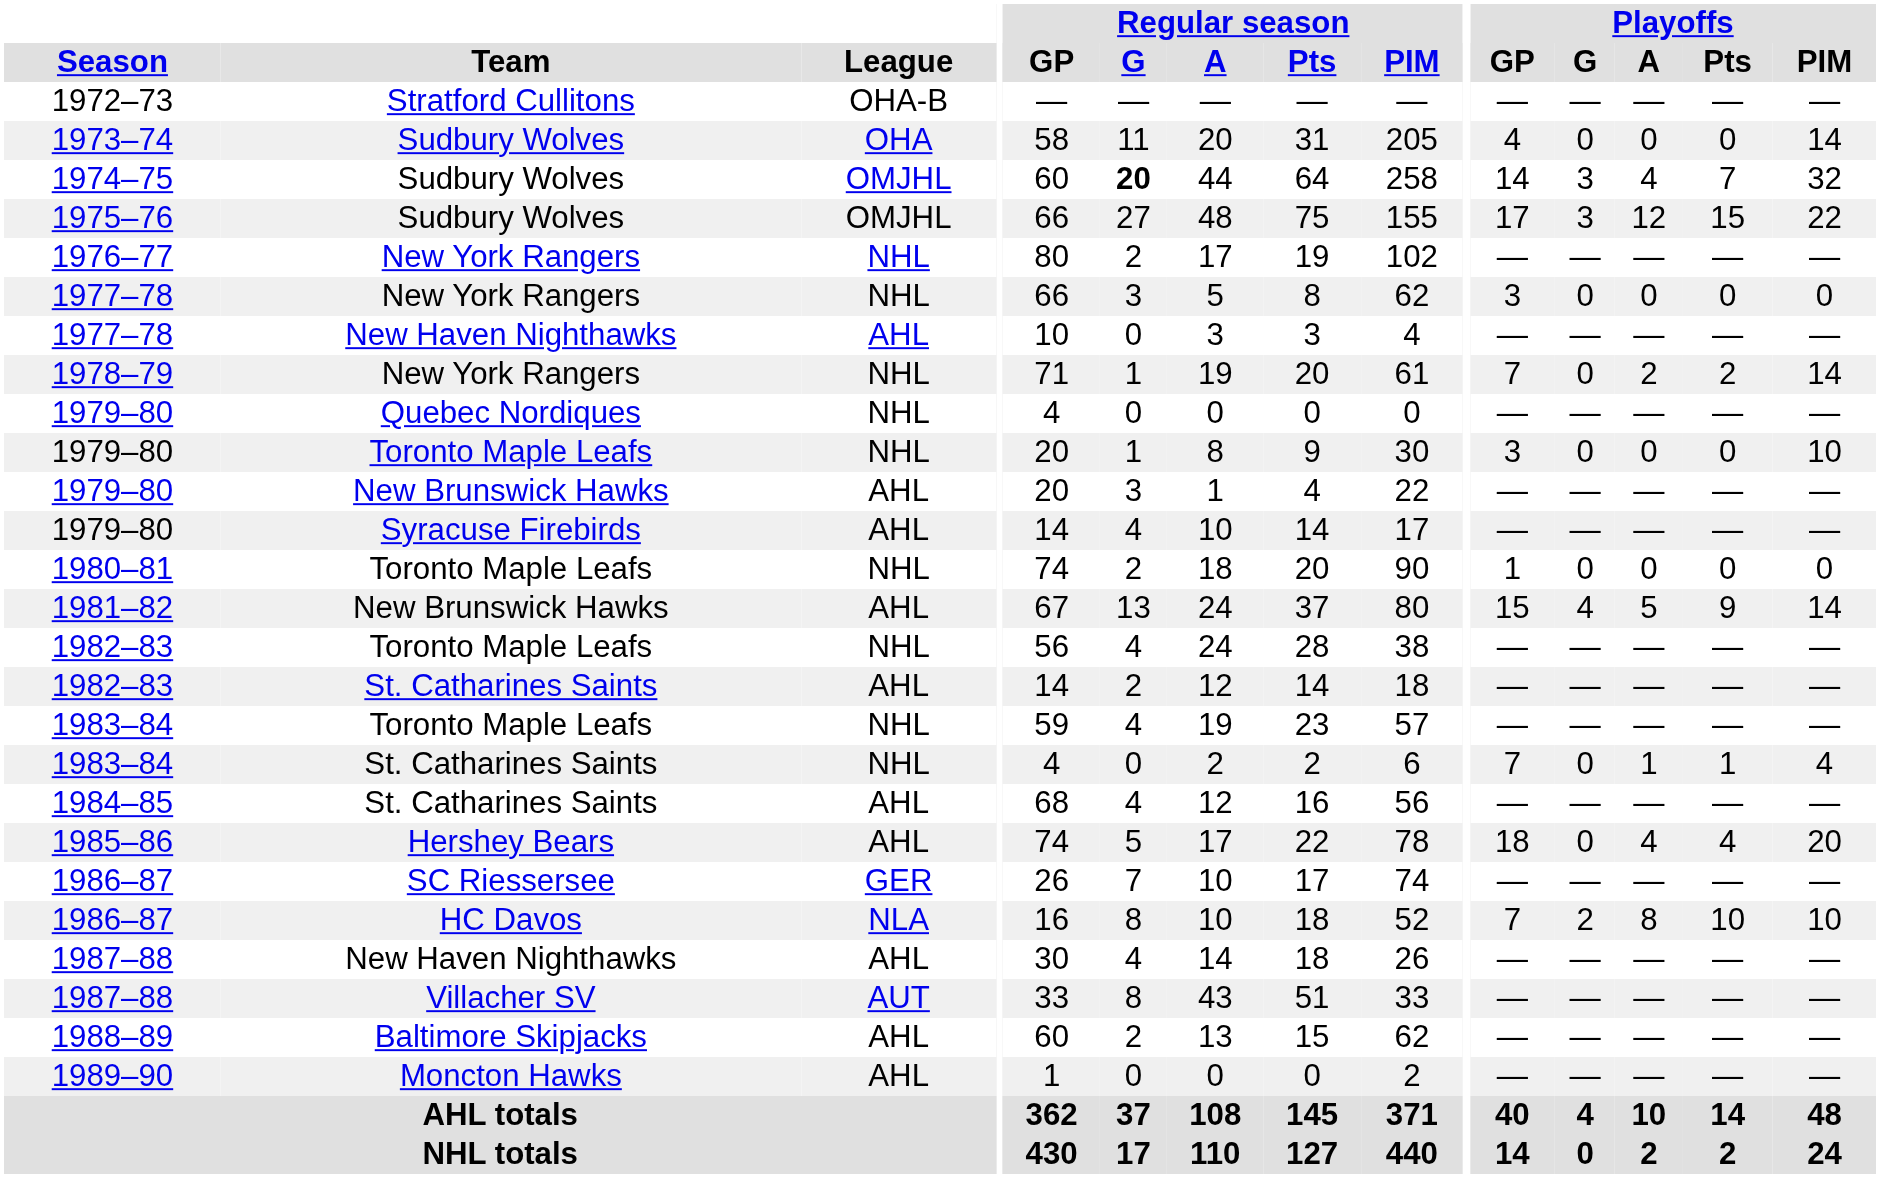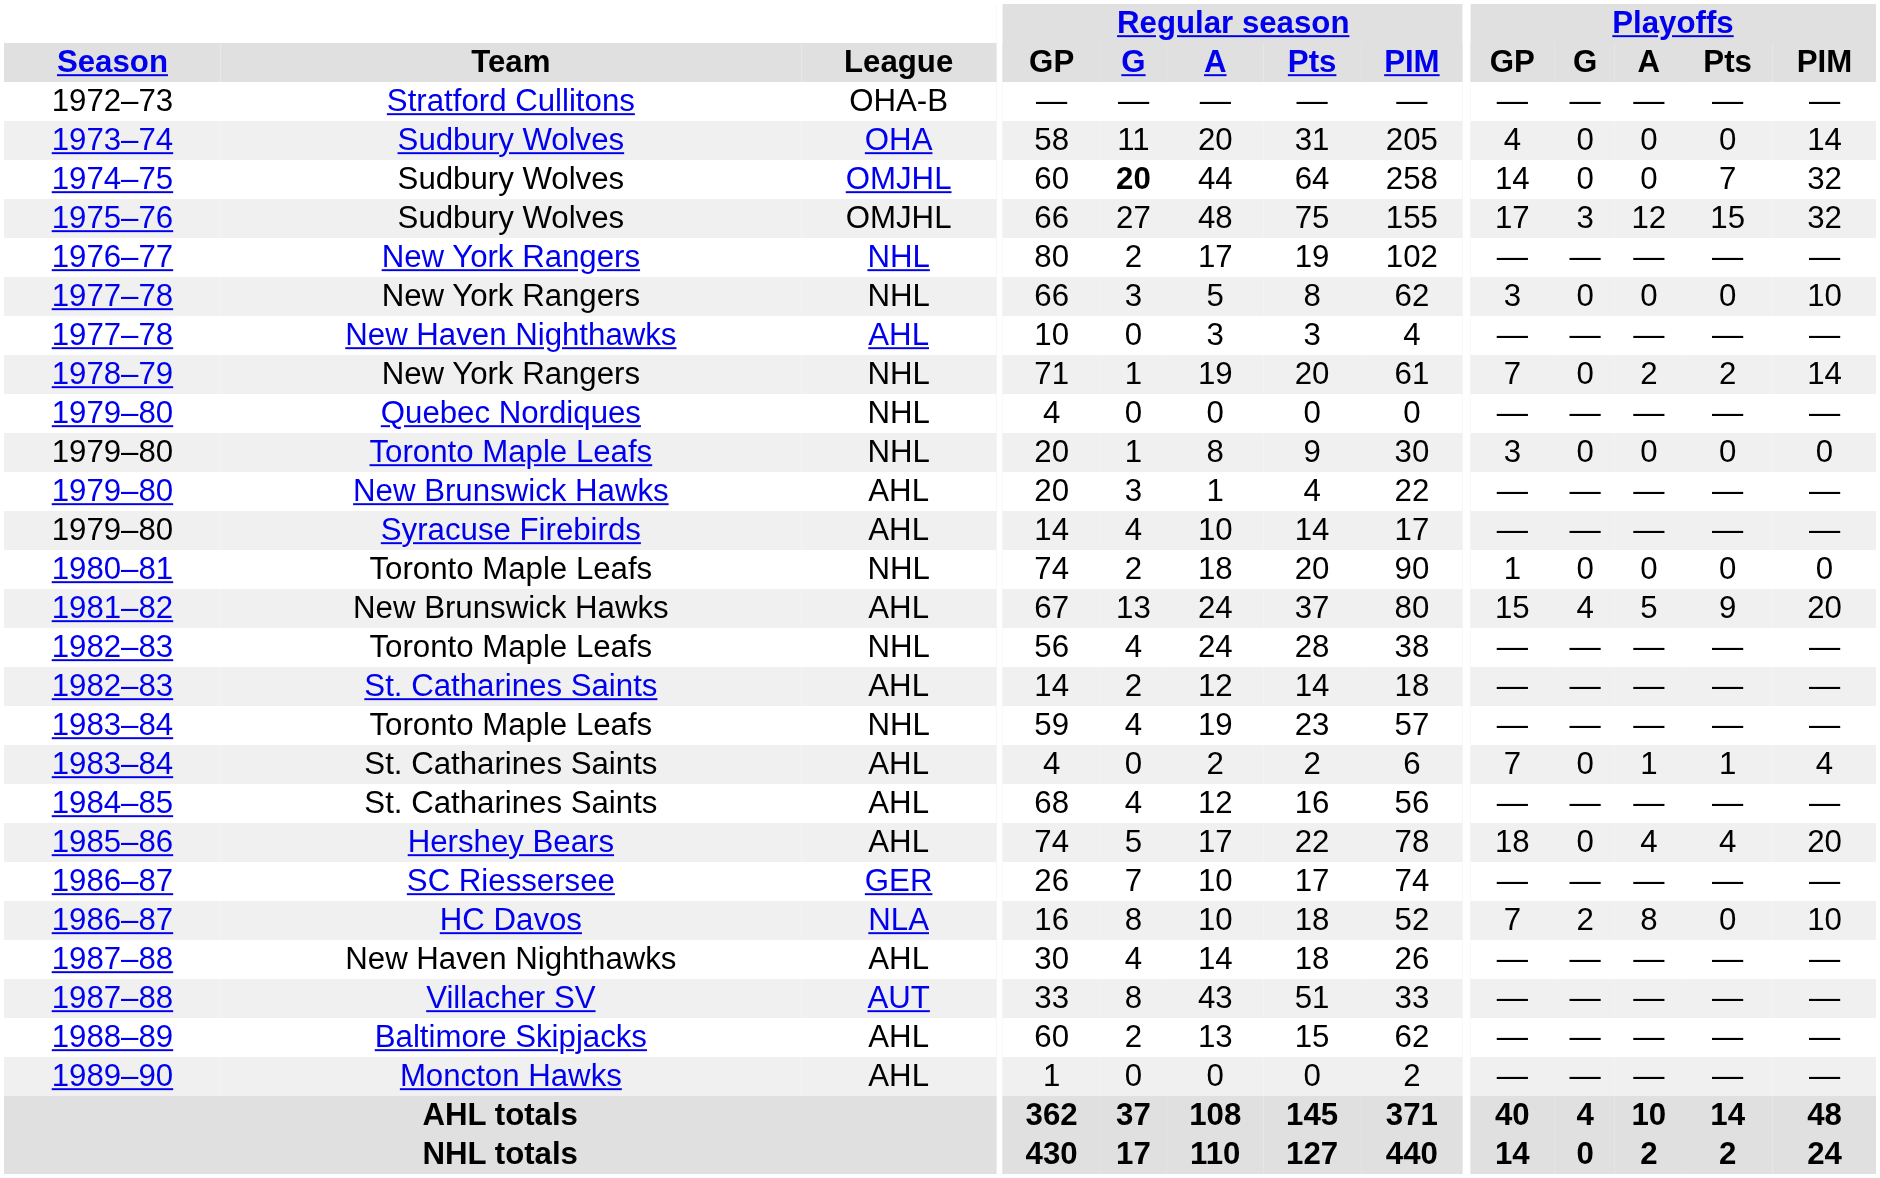(1585, 179) 3 -> (1585, 179) 0
(1649, 179) 4 -> (1649, 179) 0
(1825, 218) 22 -> (1825, 218) 32
(1825, 296) 0 -> (1825, 296) 10
(1825, 452) 10 -> (1825, 452) 0
(1825, 608) 14 -> (1825, 608) 20
(899, 764) NHL -> (899, 764) AHL
(1728, 920) 10 -> (1728, 920) 0
